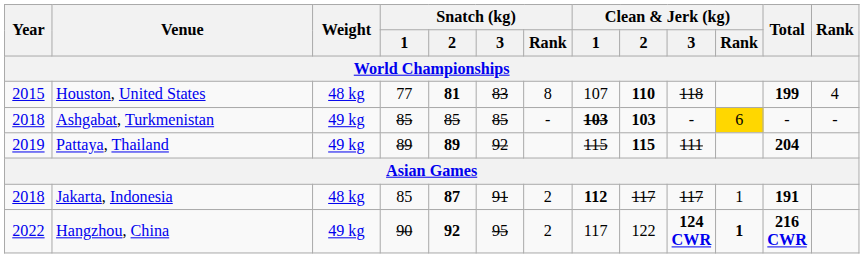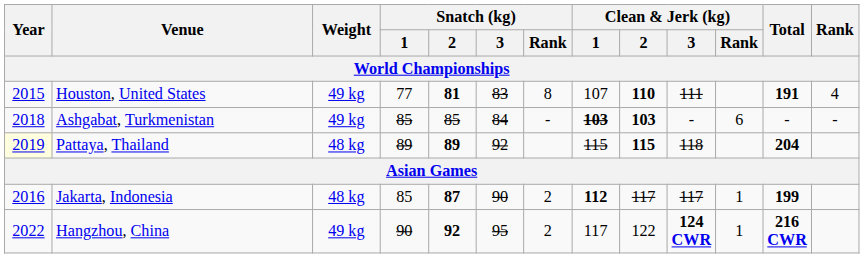(346, 94) 48 kg -> (346, 94) 49 kg
(691, 94) 118 -> (691, 94) 111
(787, 94) 199 -> (787, 94) 191
(500, 119) 85 -> (500, 119) 84
(739, 119) gold background -> (739, 119) no background
(28, 145) no background -> (28, 145) lightyellow background
(346, 145) 49 kg -> (346, 145) 48 kg
(691, 145) 111 -> (691, 145) 118
(28, 196) 2018 -> (28, 196) 2016
(500, 196) 91 -> (500, 196) 90
(787, 196) 191 -> (787, 196) 199
(739, 231) bold -> (739, 231) normal
